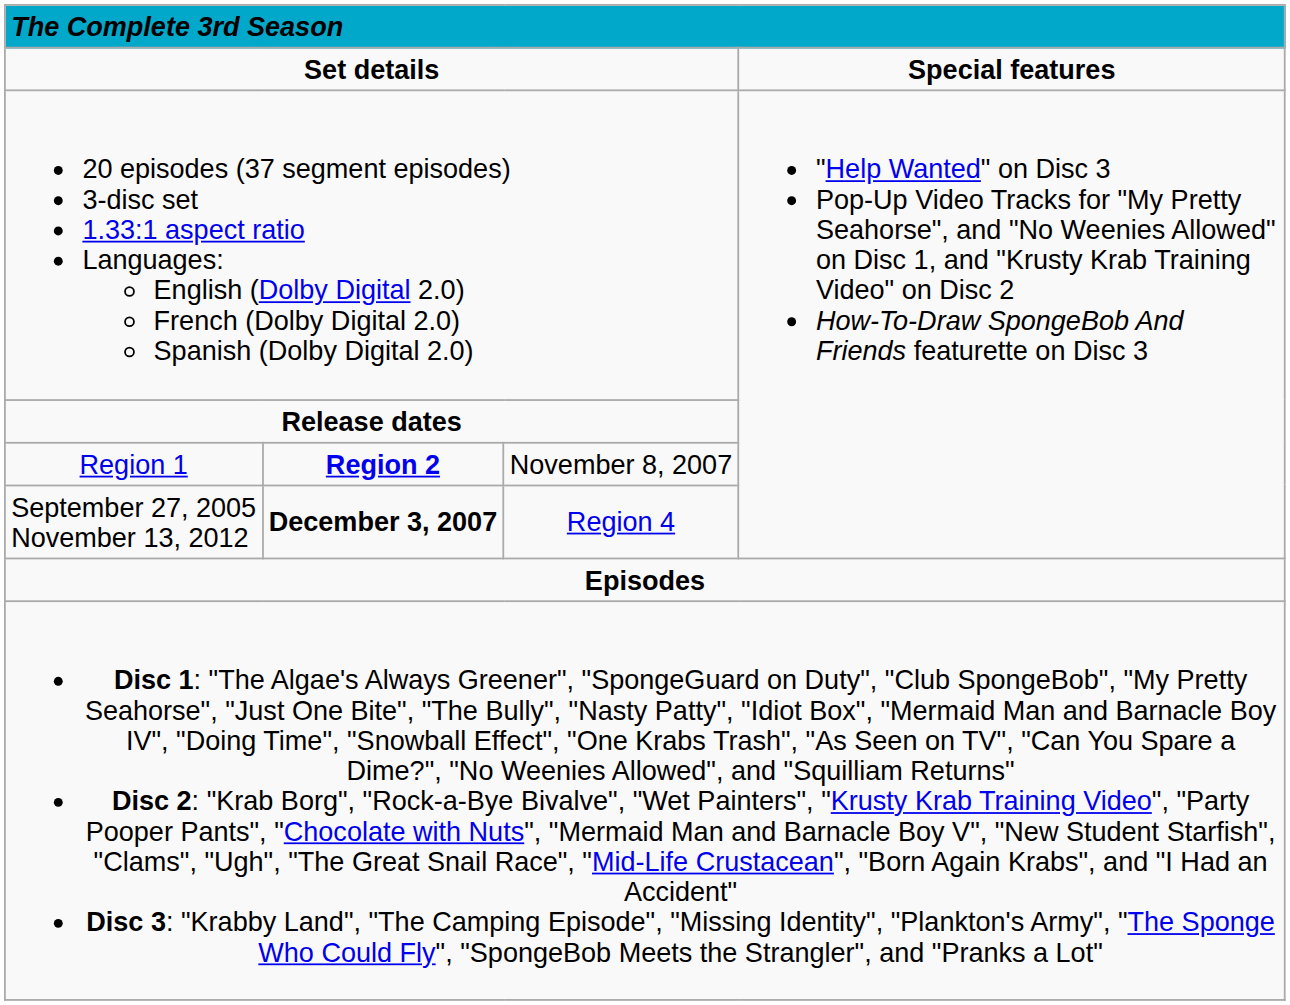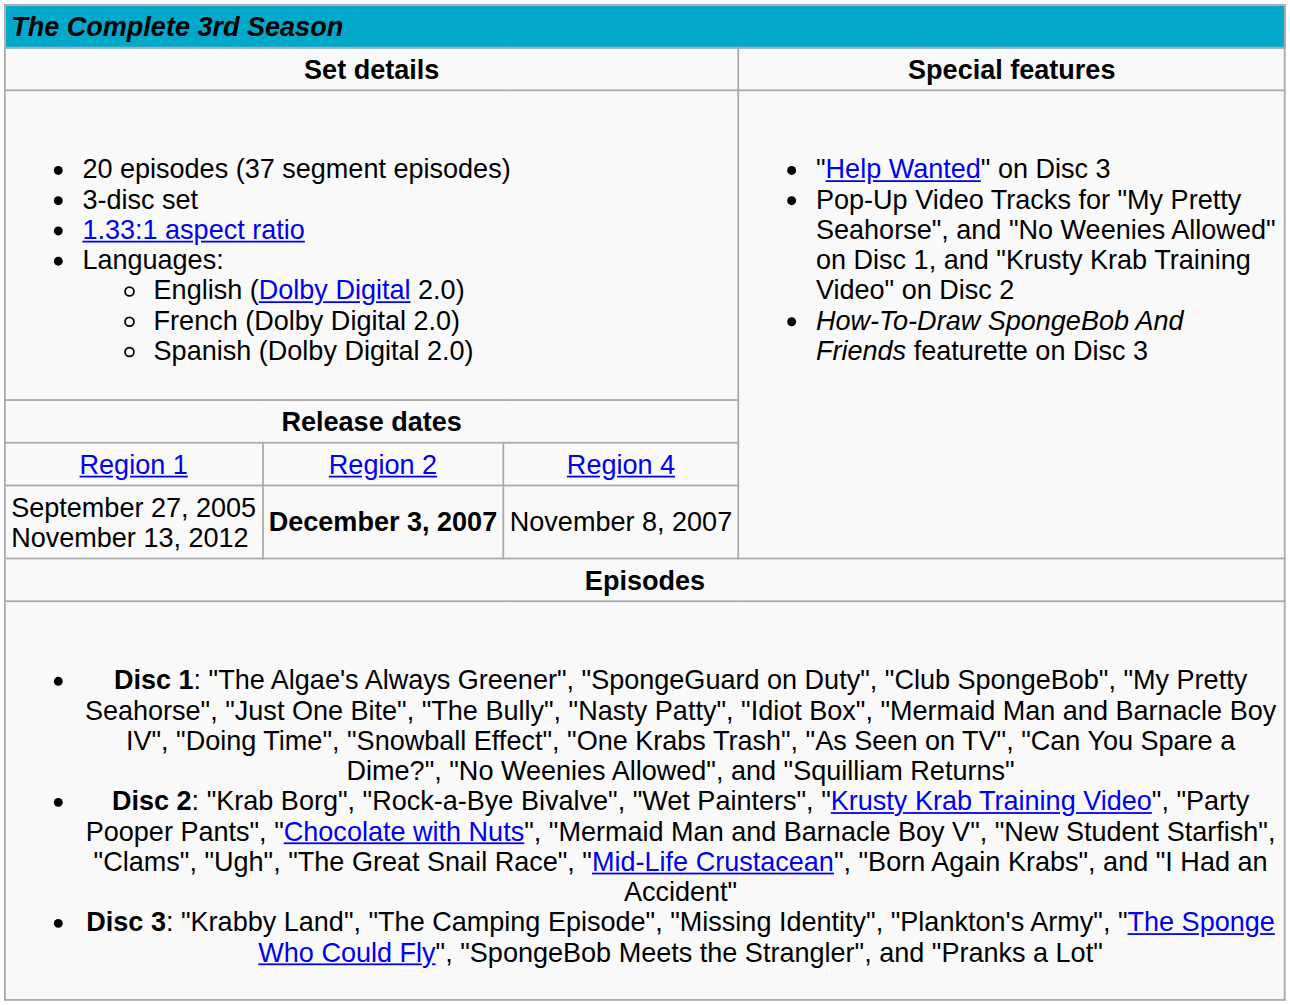(383, 464) bold -> (383, 464) normal
(621, 464) November 8, 2007 -> (621, 464) Region 4
(621, 522) Region 4 -> (621, 522) November 8, 2007
